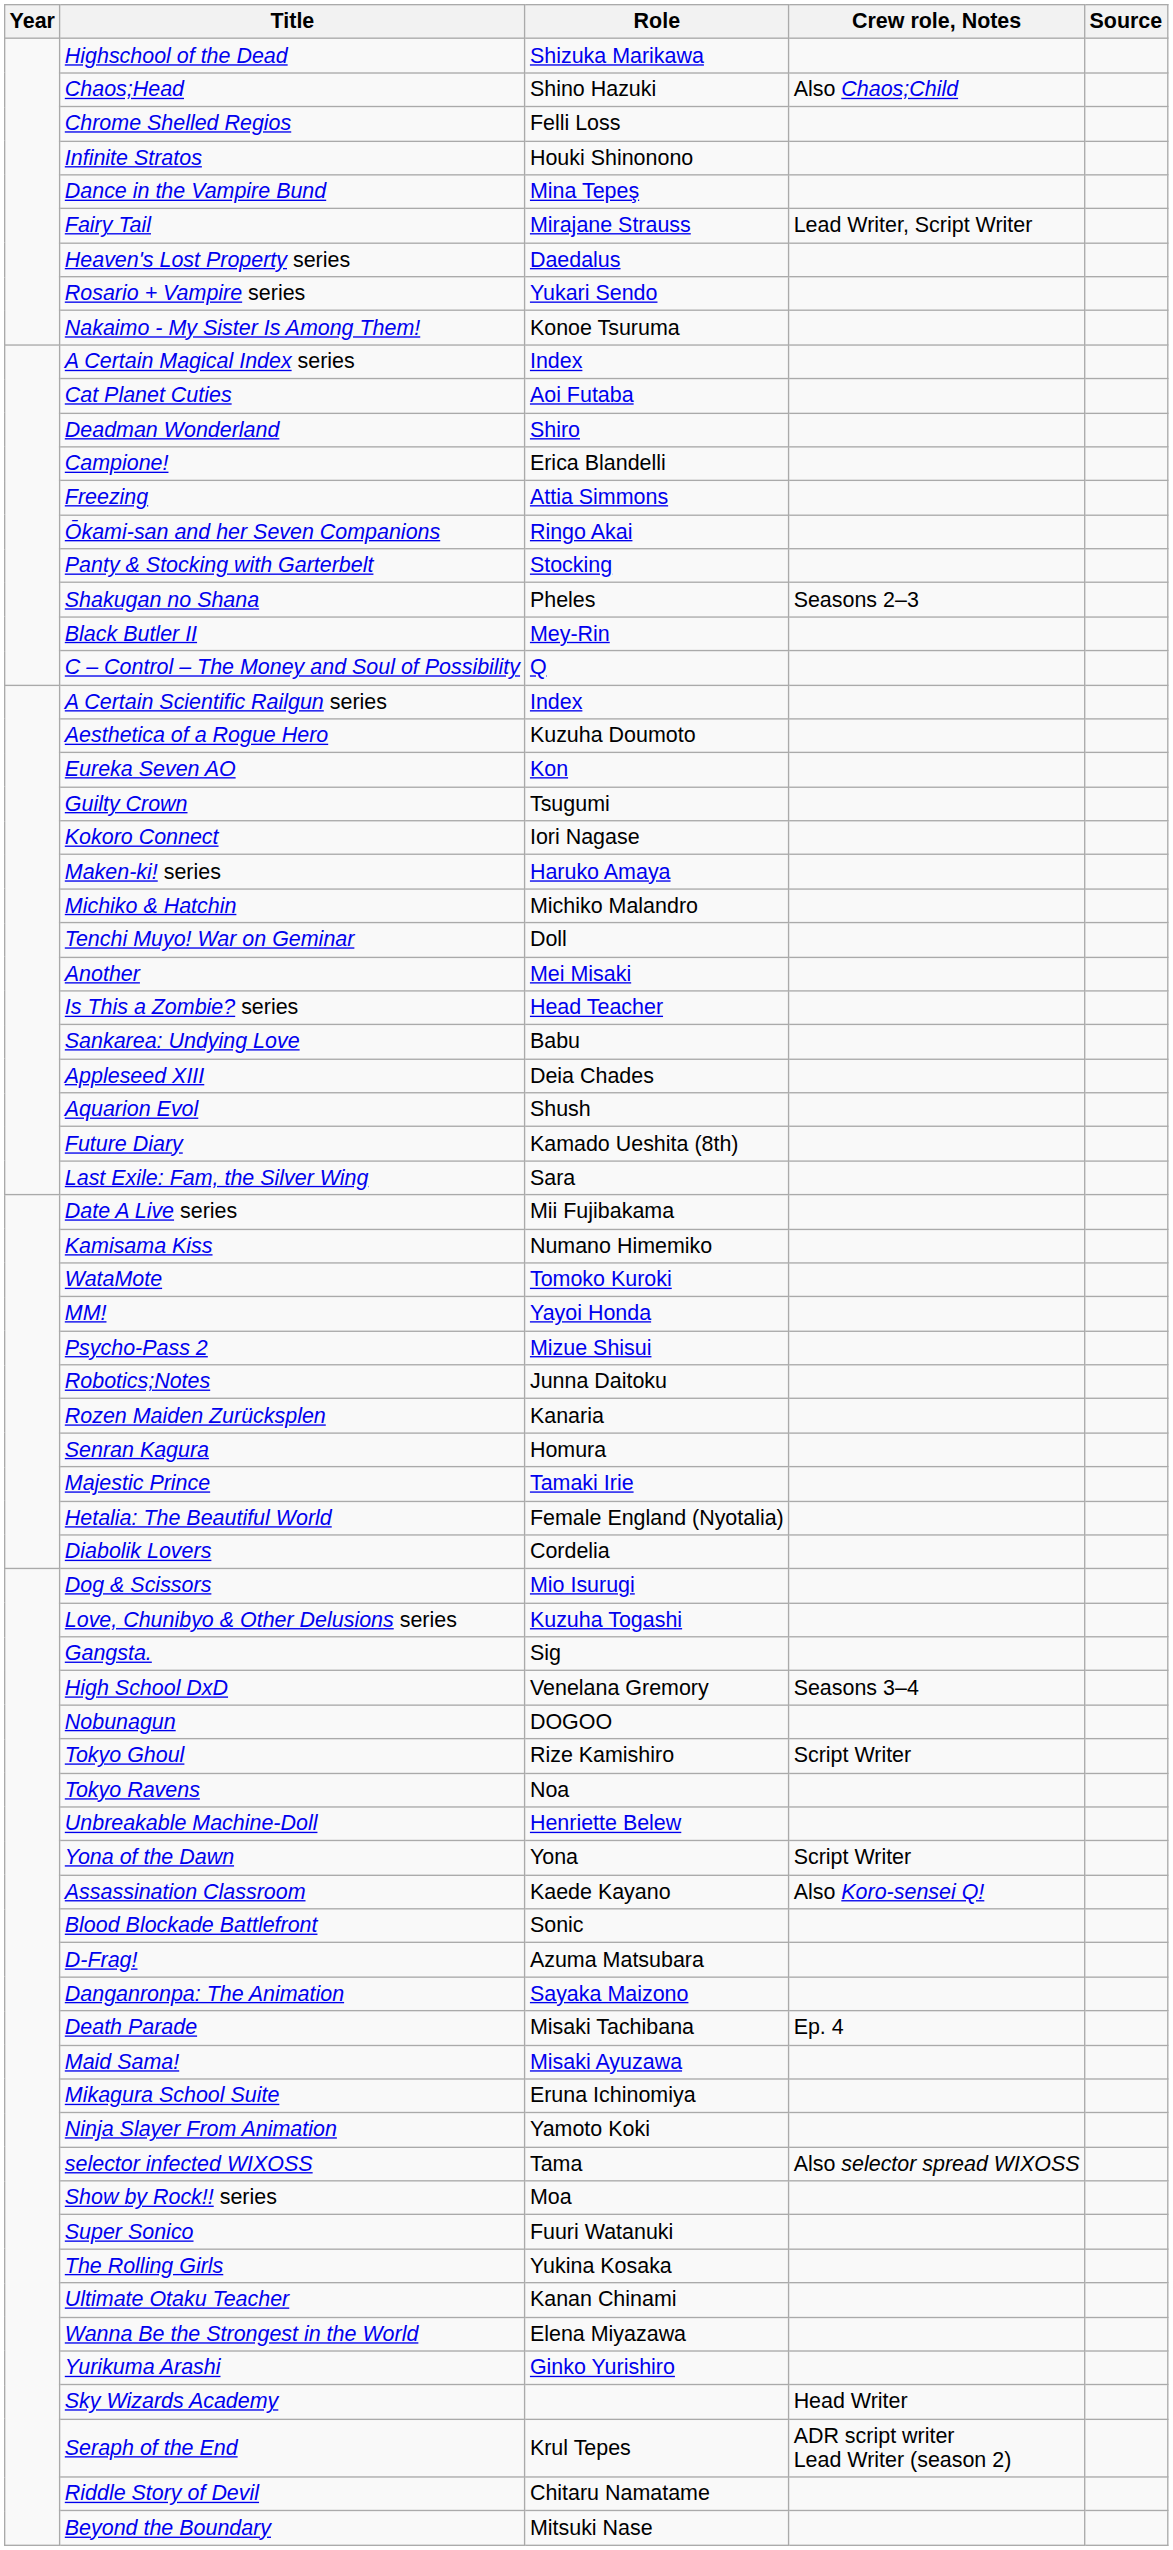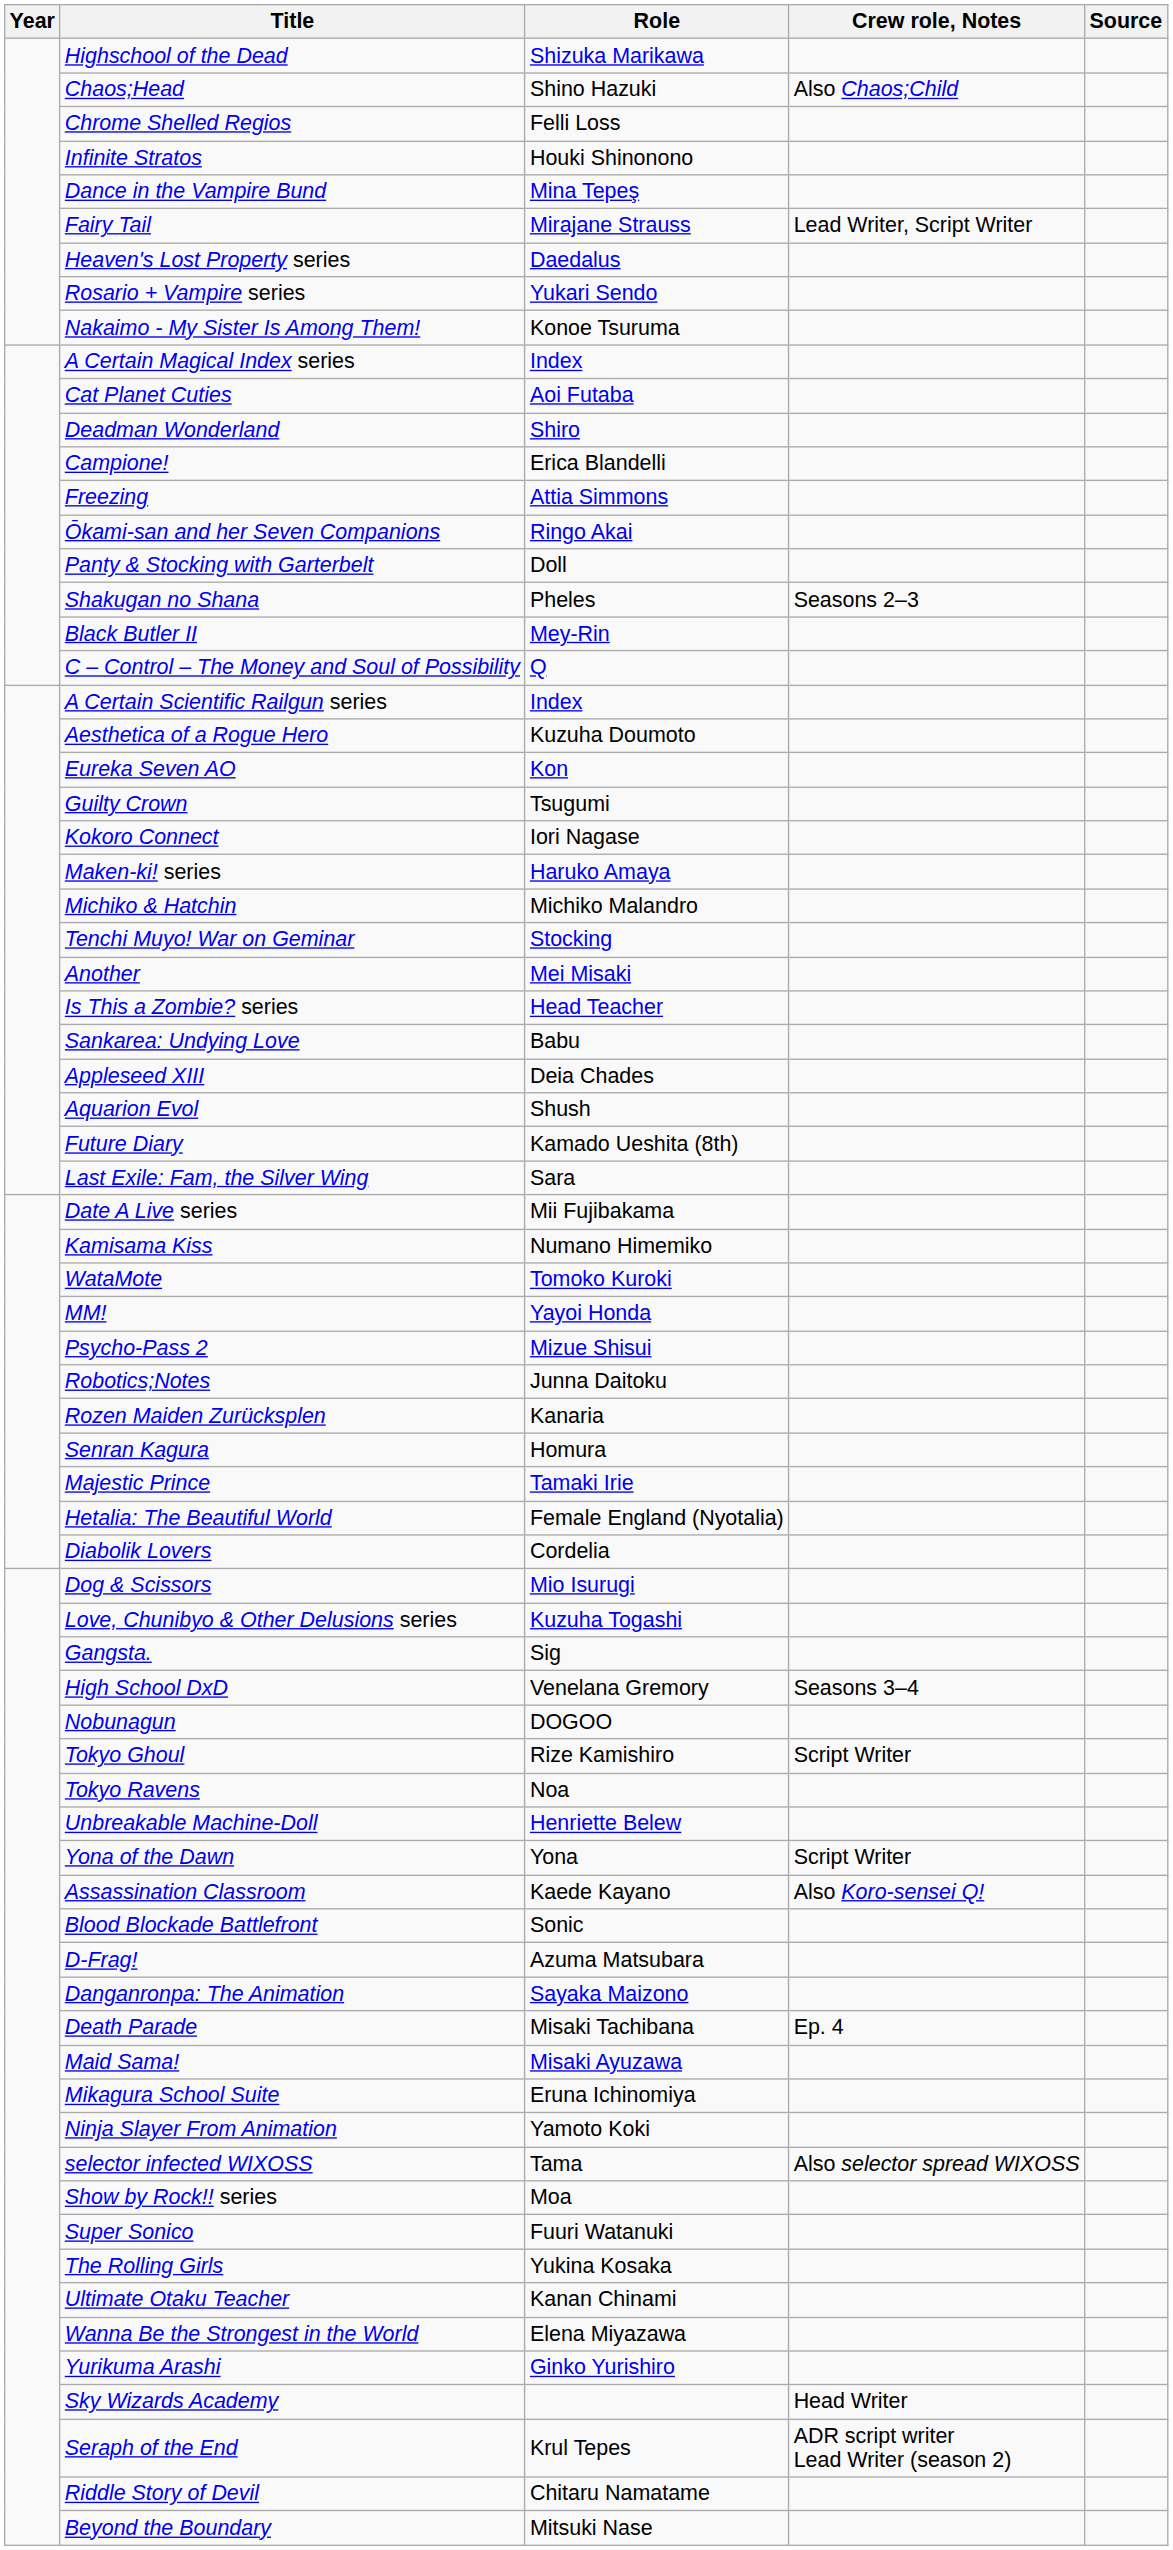(571, 565) Stocking -> (548, 565) Doll
(548, 939) Doll -> (571, 939) Stocking
